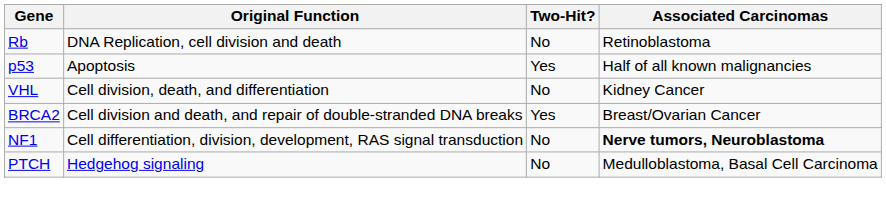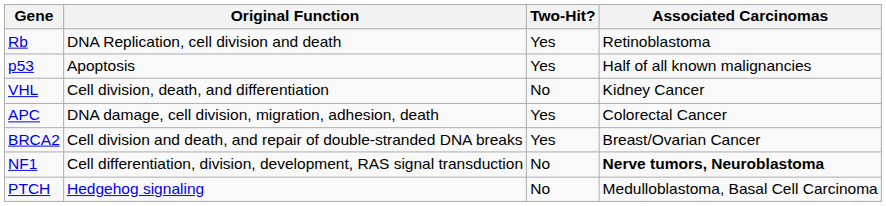(540, 41) No -> (543, 41) Yes
+ row: (24, 115)
